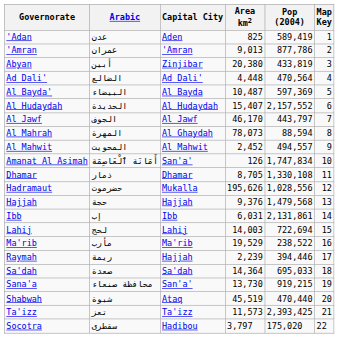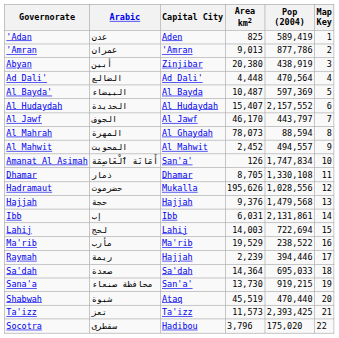(295, 64) 433,819 -> (295, 64) 438,919
(240, 326) 3,797 -> (240, 326) 3,796
